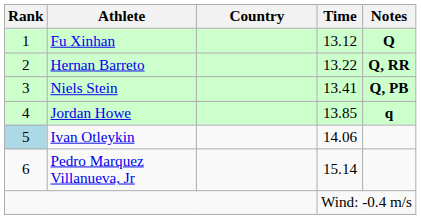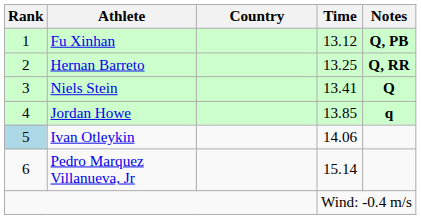(389, 40) Q -> (389, 40) Q, PB
(340, 64) 13.22 -> (340, 64) 13.25
(389, 88) Q, PB -> (389, 88) Q
